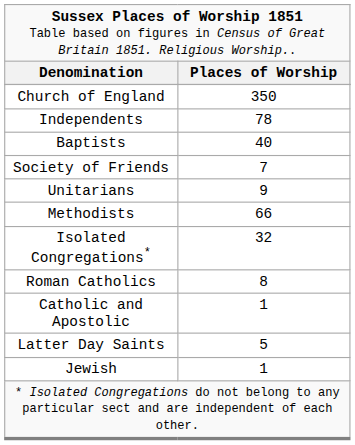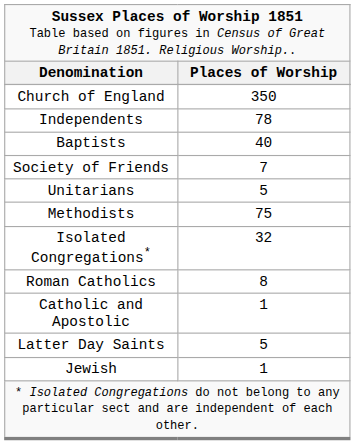(264, 191) 9 -> (264, 191) 5
(264, 214) 66 -> (264, 214) 75
